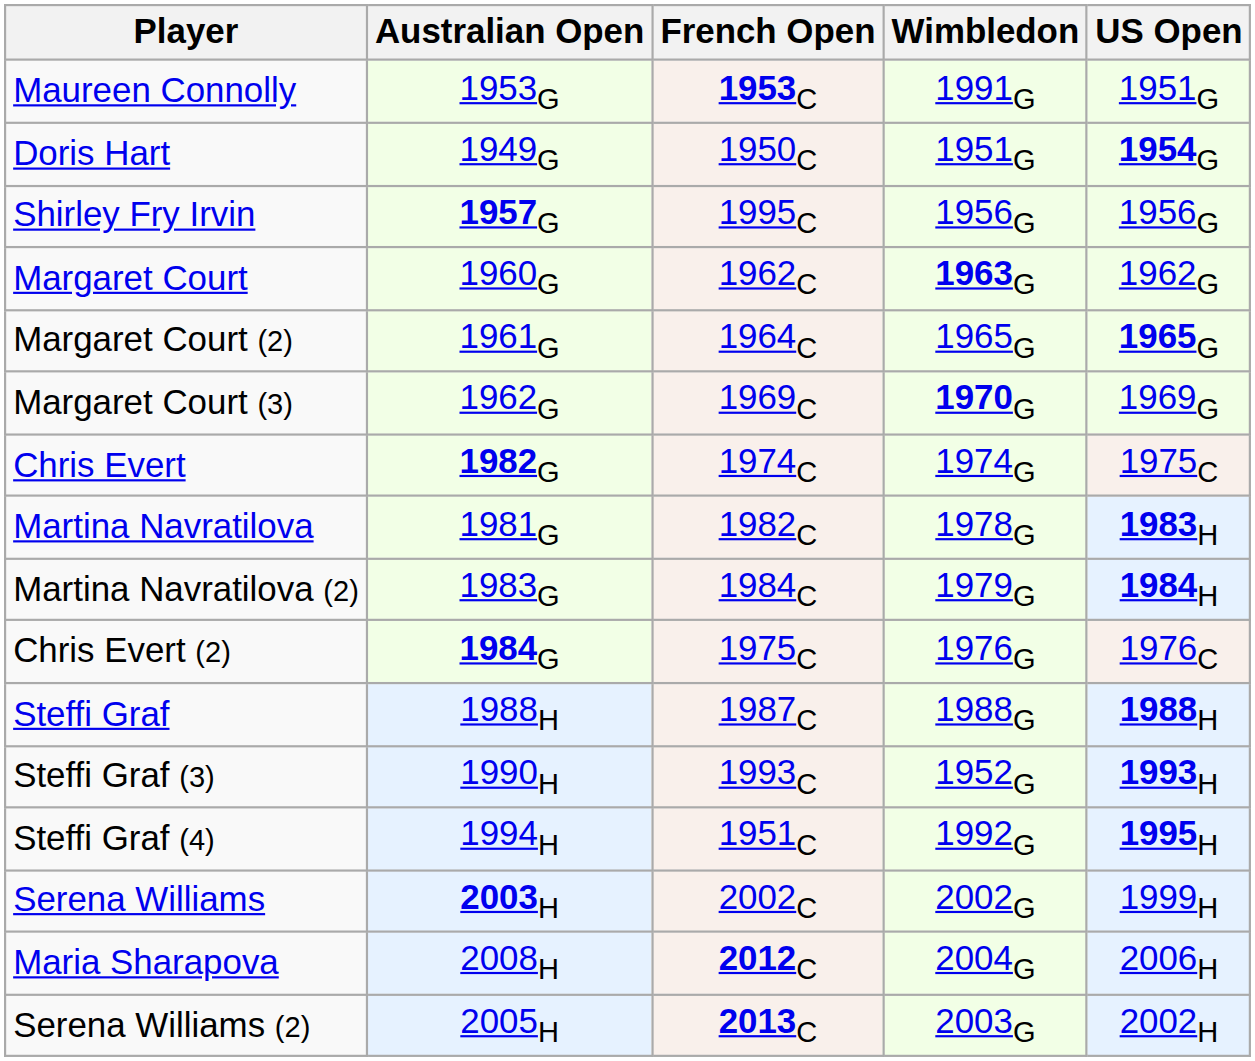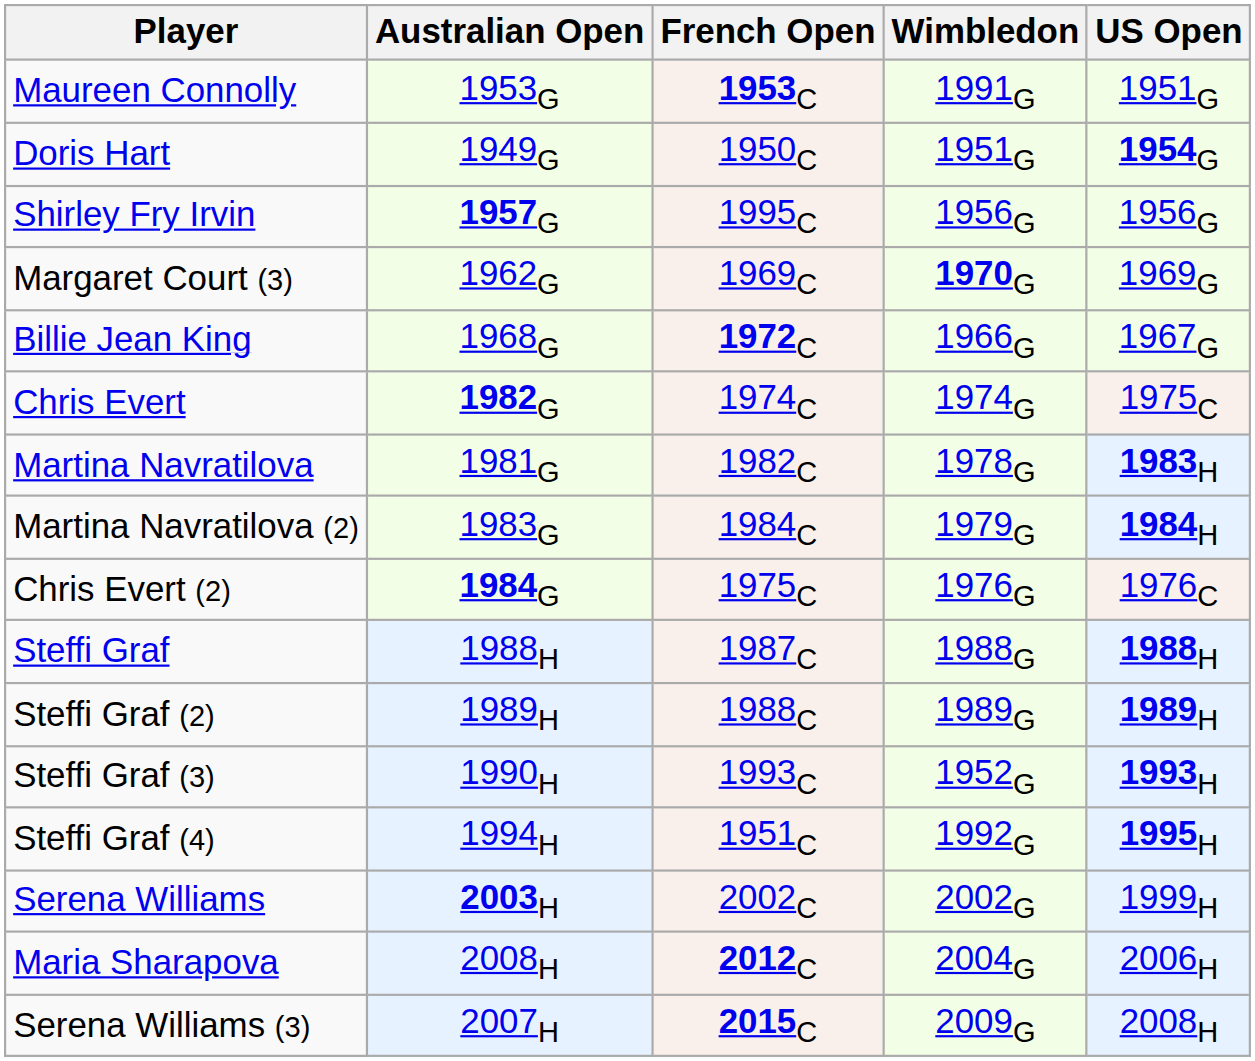- row: (130, 277)
- row: (153, 340)
+ row: (132, 340)
+ row: (114, 713)
- row: (162, 1024)
+ row: (162, 1024)
